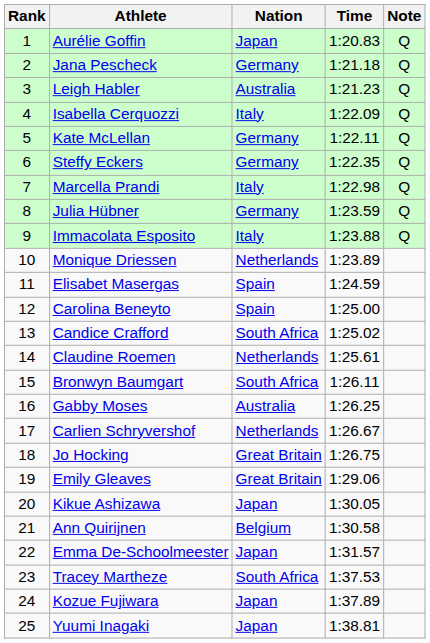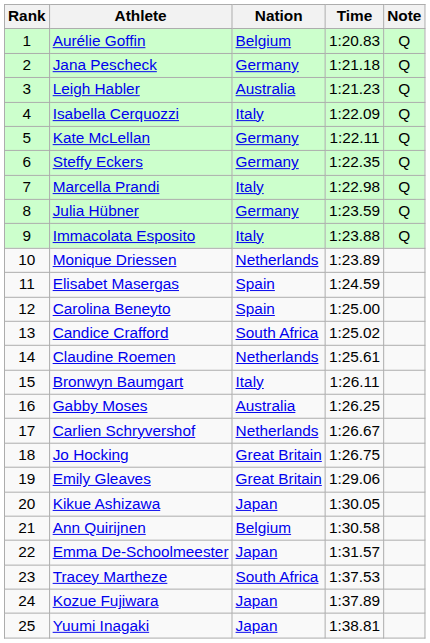(257, 41) Japan -> (263, 41) Belgium
(277, 382) South Africa -> (250, 382) Italy
